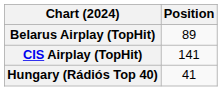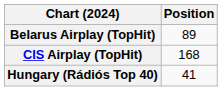(189, 55) 141 -> (189, 55) 168
